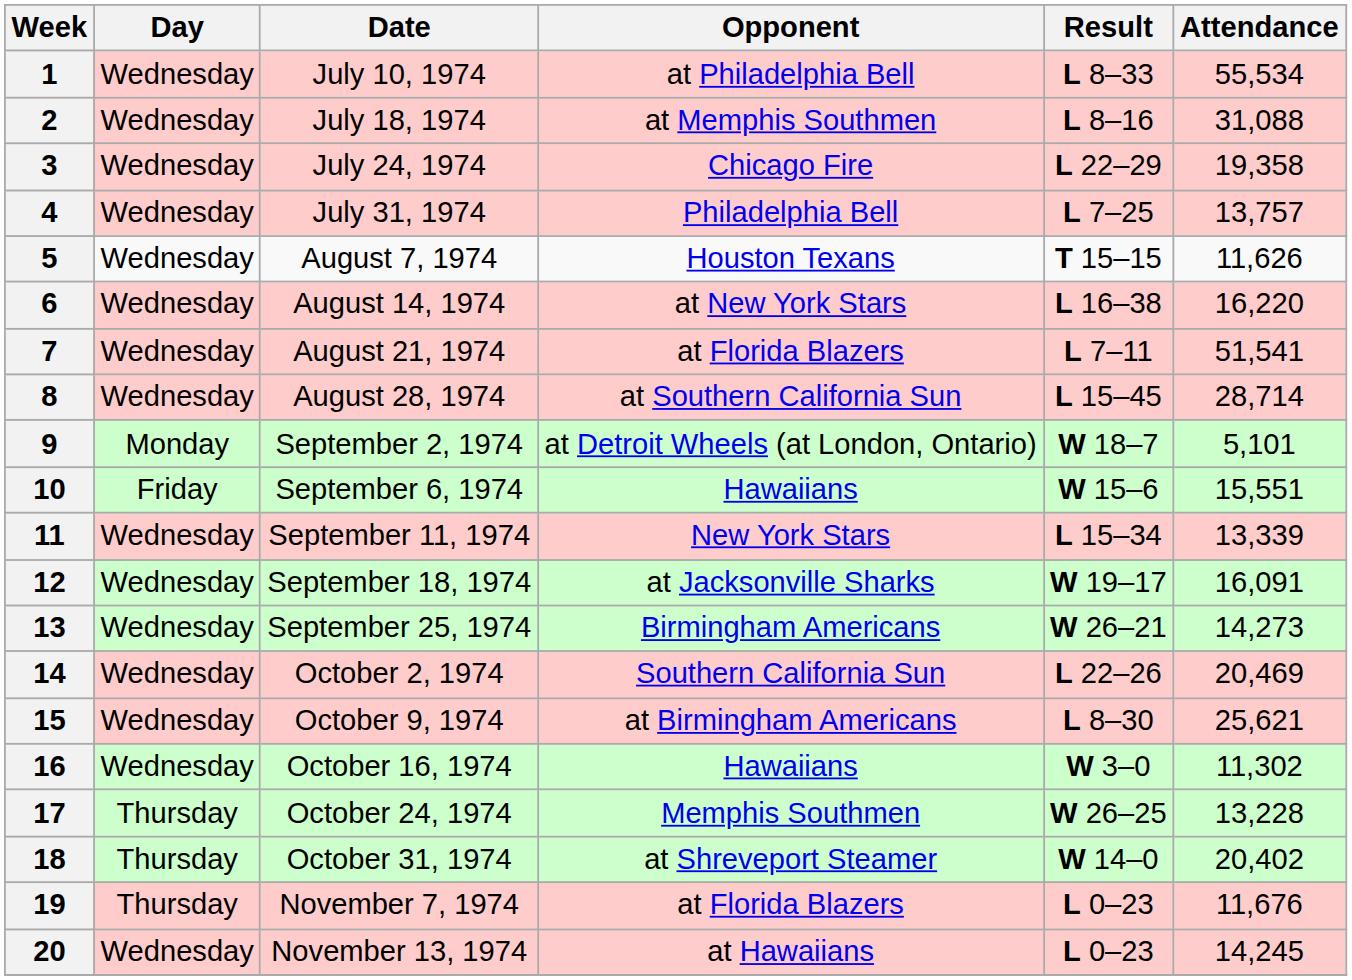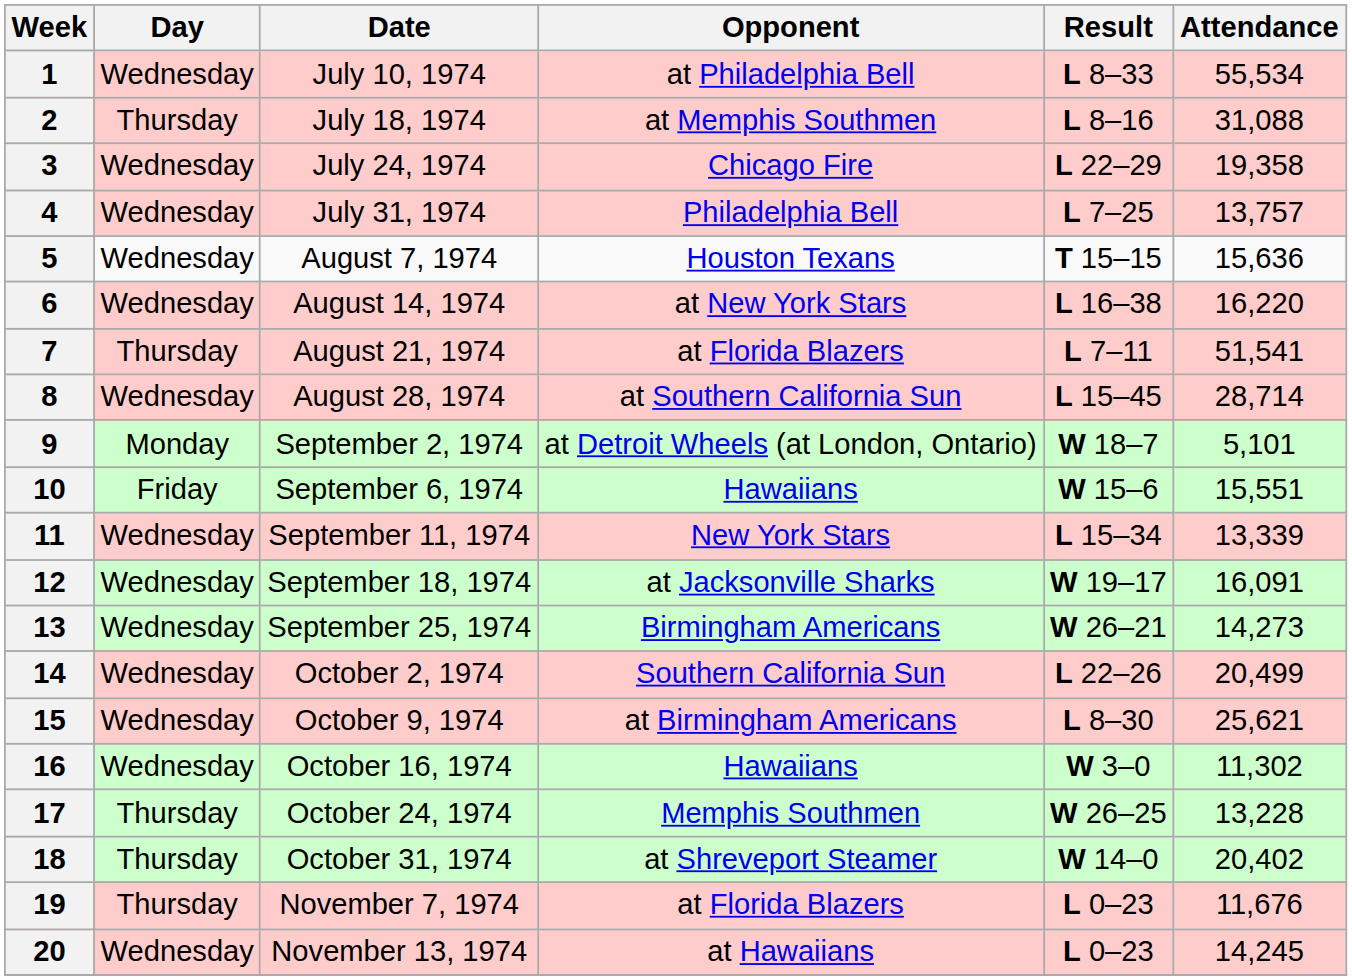(177, 119) Wednesday -> (177, 119) Thursday
(1259, 258) 11,626 -> (1259, 258) 15,636
(177, 350) Wednesday -> (177, 350) Thursday
(1259, 674) 20,469 -> (1259, 674) 20,499
